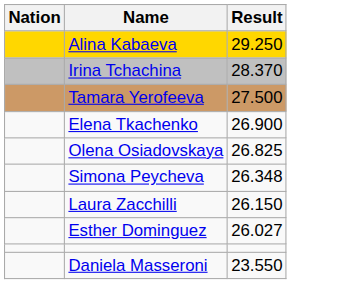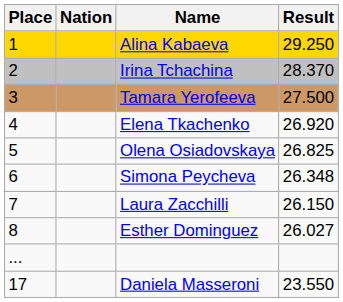+ column: (30, 17)
(257, 124) 26.900 -> (309, 124) 26.920
